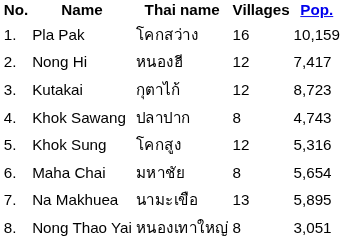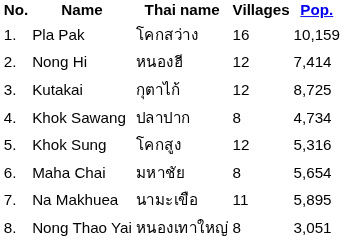(313, 62) 7,417 -> (313, 62) 7,414
(313, 89) 8,723 -> (313, 89) 8,725
(313, 117) 4,743 -> (313, 117) 4,734
(241, 199) 13 -> (240, 199) 11
